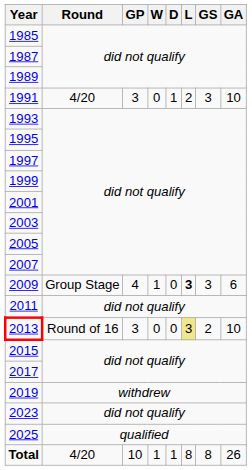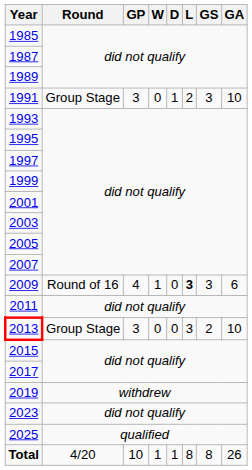(82, 98) 4/20 -> (83, 98) Group Stage
(82, 285) Group Stage -> (83, 285) Round of 16
(83, 328) Round of 16 -> (83, 328) Group Stage
(189, 328) khaki background -> (189, 328) no background
